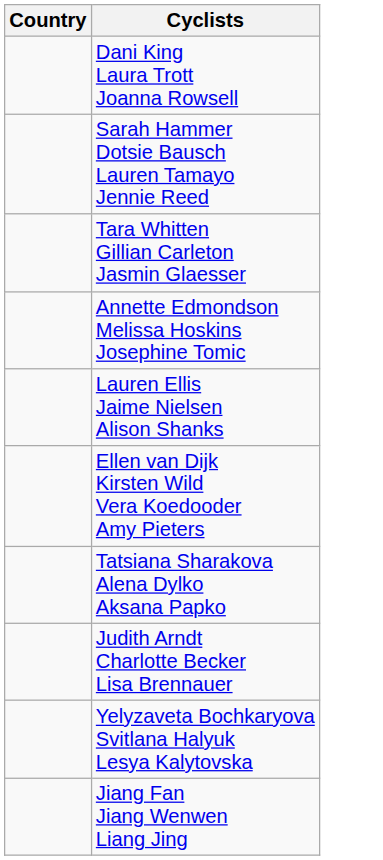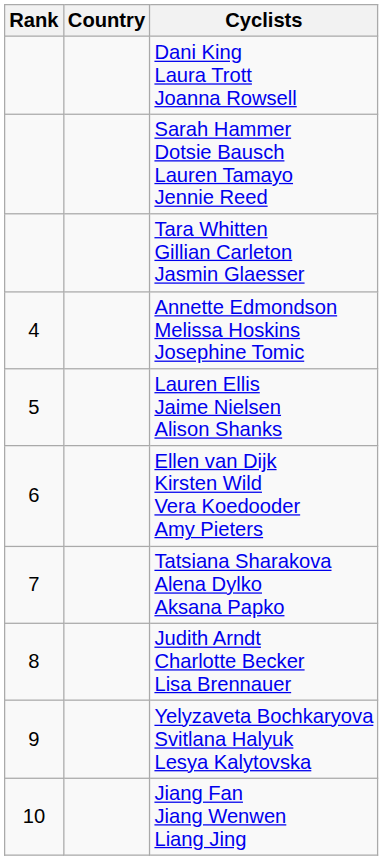+ column: (34, 20)
